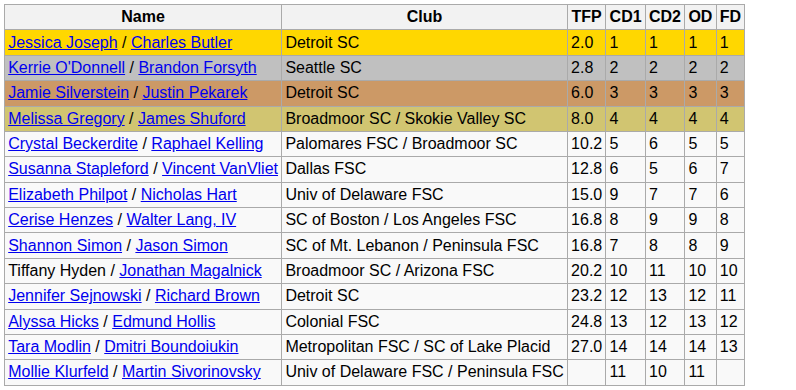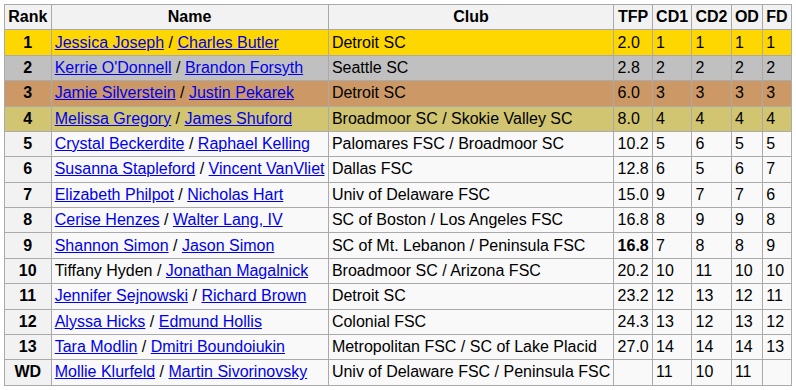+ column: (28, 17)
(587, 245) normal -> (633, 245) bold
(587, 321) 24.8 -> (633, 321) 24.3
